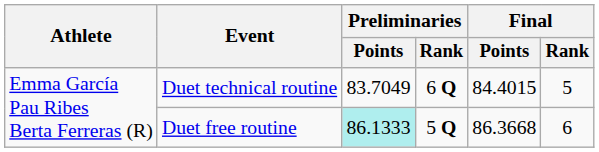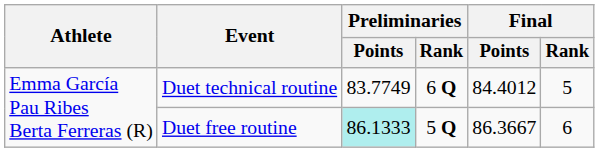(378, 87) 83.7049 -> (378, 87) 83.7749
(504, 87) 84.4015 -> (504, 87) 84.4012
(504, 127) 86.3668 -> (504, 127) 86.3667
